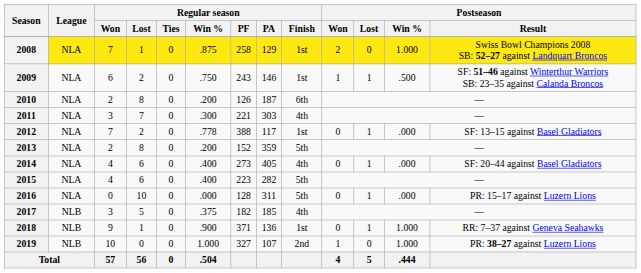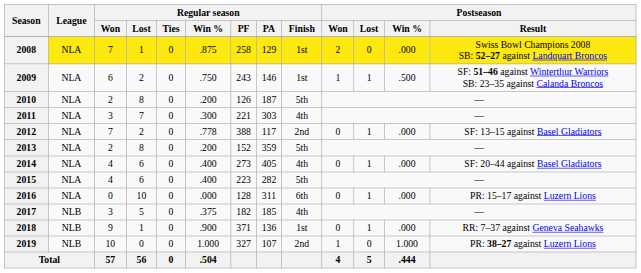(407, 50) 1.000 -> (407, 50) .000
(302, 99) 6th -> (302, 99) 5th
(302, 131) 1st -> (302, 131) 2nd
(302, 196) 5th -> (302, 196) 6th
(407, 228) 1.000 -> (407, 228) .000
